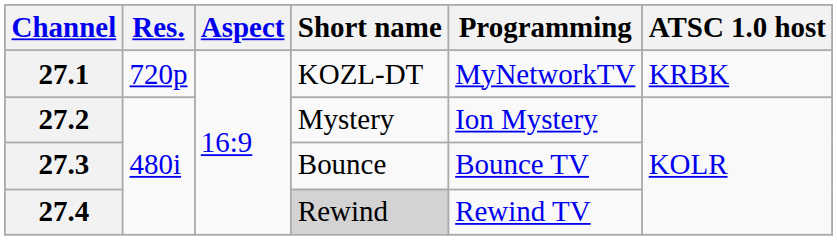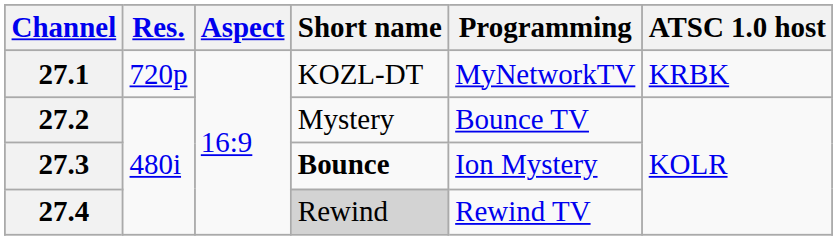(526, 119) Ion Mystery -> (522, 119) Bounce TV
(342, 165) normal -> (344, 165) bold
(522, 165) Bounce TV -> (526, 165) Ion Mystery
